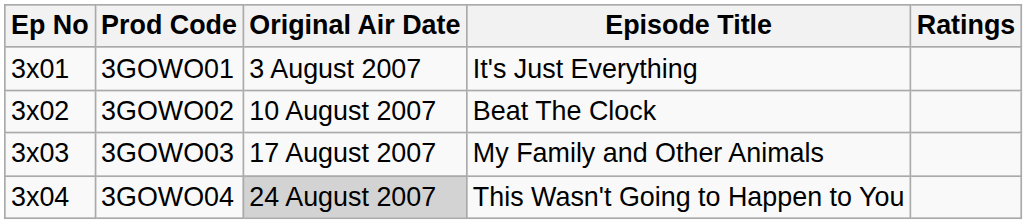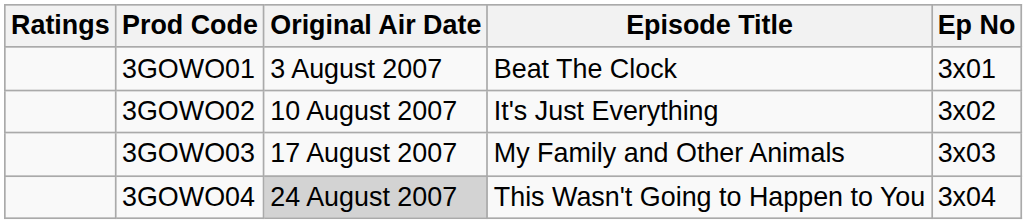columns swapped: (50, 25) <-> (966, 25)
(585, 68) It's Just Everything -> (585, 68) Beat The Clock
(564, 111) Beat The Clock -> (606, 111) It's Just Everything
